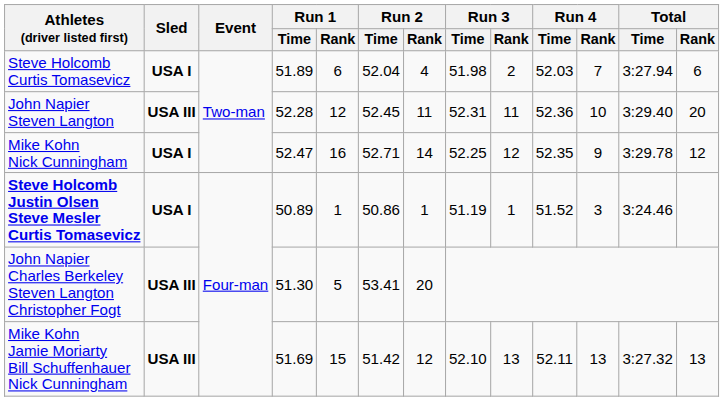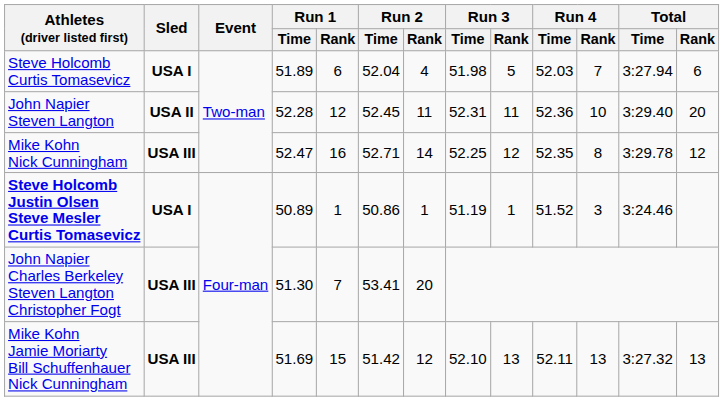(511, 72) 2 -> (511, 72) 5
(172, 112) USA III -> (172, 112) USA II
(172, 153) USA I -> (172, 153) USA III
(598, 153) 9 -> (598, 153) 8
(338, 285) 5 -> (338, 285) 7
